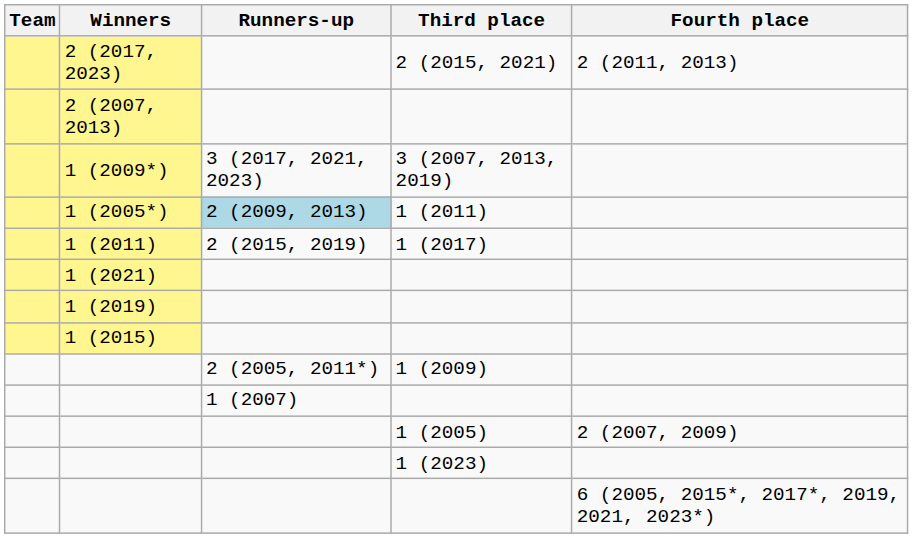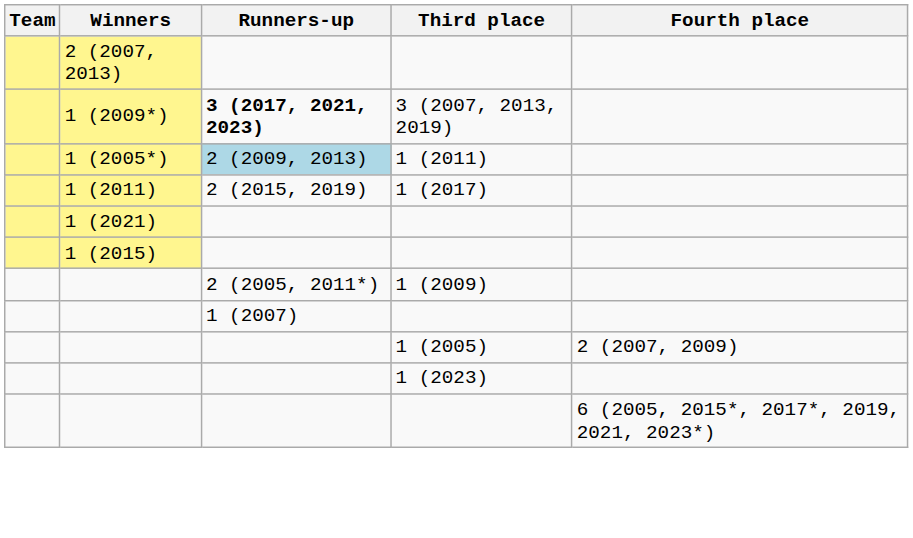- row: (111, 63)
(287, 170) normal -> (287, 116) bold
- row: (111, 307)
